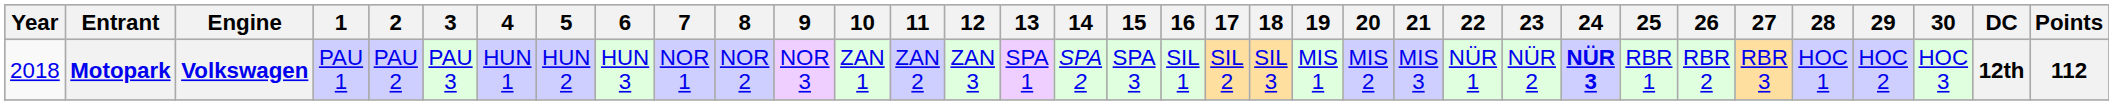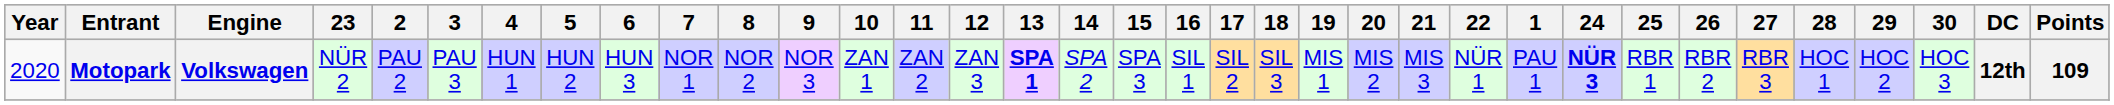columns swapped: (341, 22) <-> (1532, 22)
(35, 69) 2018 -> (35, 69) 2020
(1027, 69) normal -> (1032, 69) bold
(2069, 69) 112 -> (2070, 69) 109
